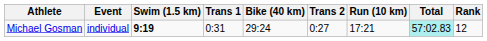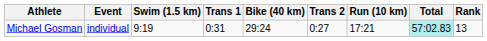(144, 28) bold -> (143, 28) normal
(461, 28) 12 -> (461, 28) 13
